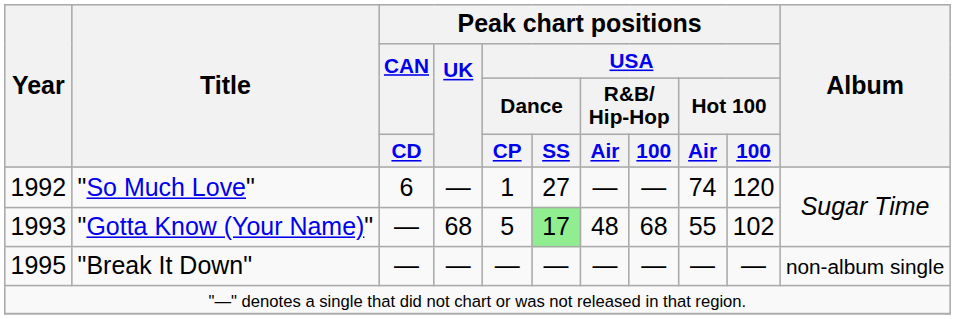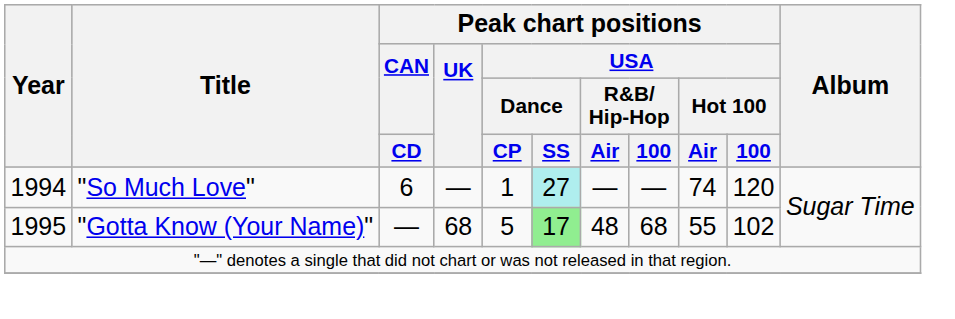(38, 187) 1992 -> (38, 187) 1994
(556, 187) no background -> (556, 187) paleturquoise background
(38, 226) 1993 -> (38, 226) 1995
- row: (165, 266)
